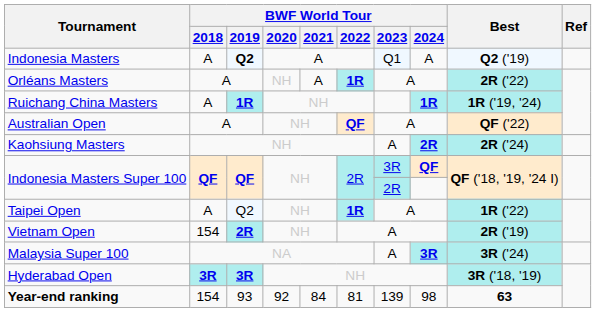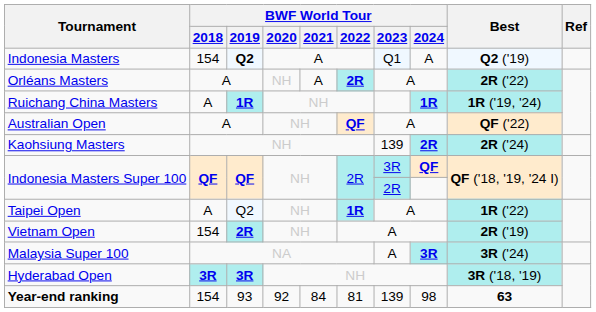(208, 59) A -> (208, 59) 154
(355, 81) 1R -> (355, 81) 2R
(392, 145) A -> (392, 145) 139
